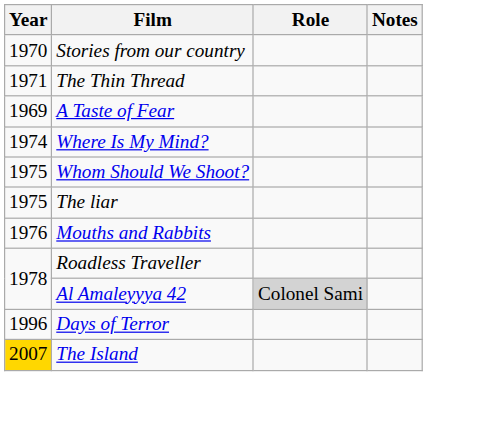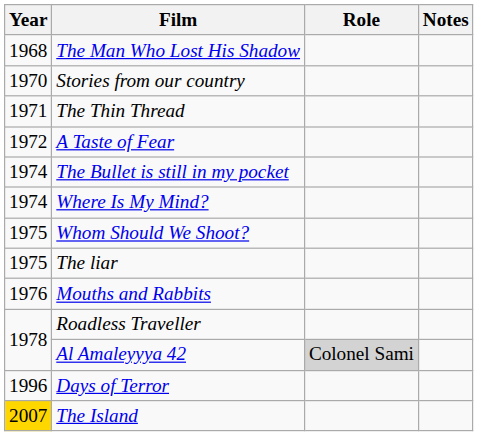+ row: (178, 50)
(28, 111) 1969 -> (28, 141) 1972
+ row: (173, 171)
